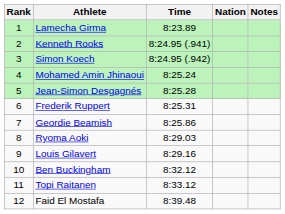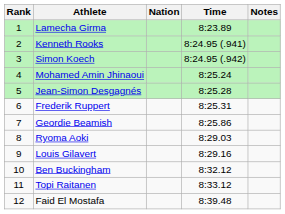columns swapped: (230, 12) <-> (180, 12)
